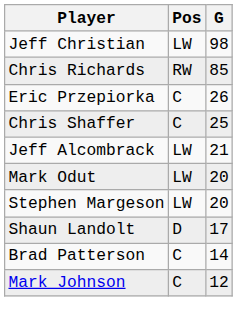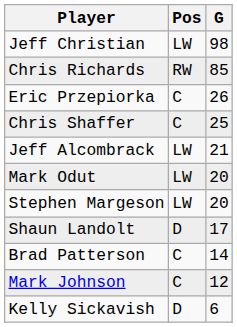+ row: (82, 309)
